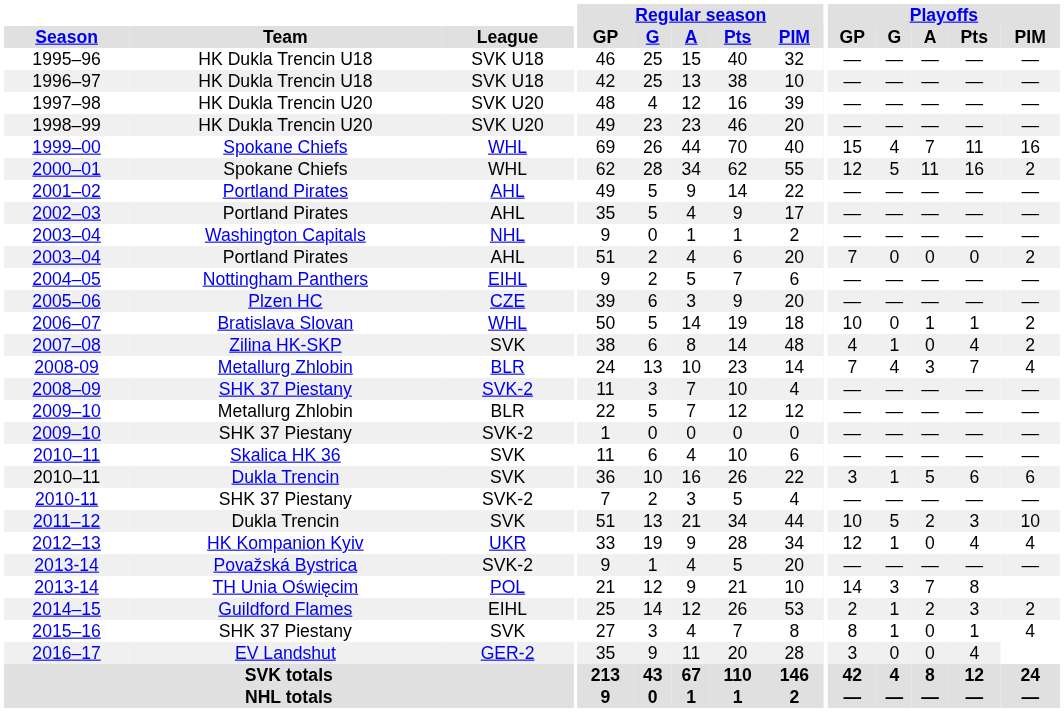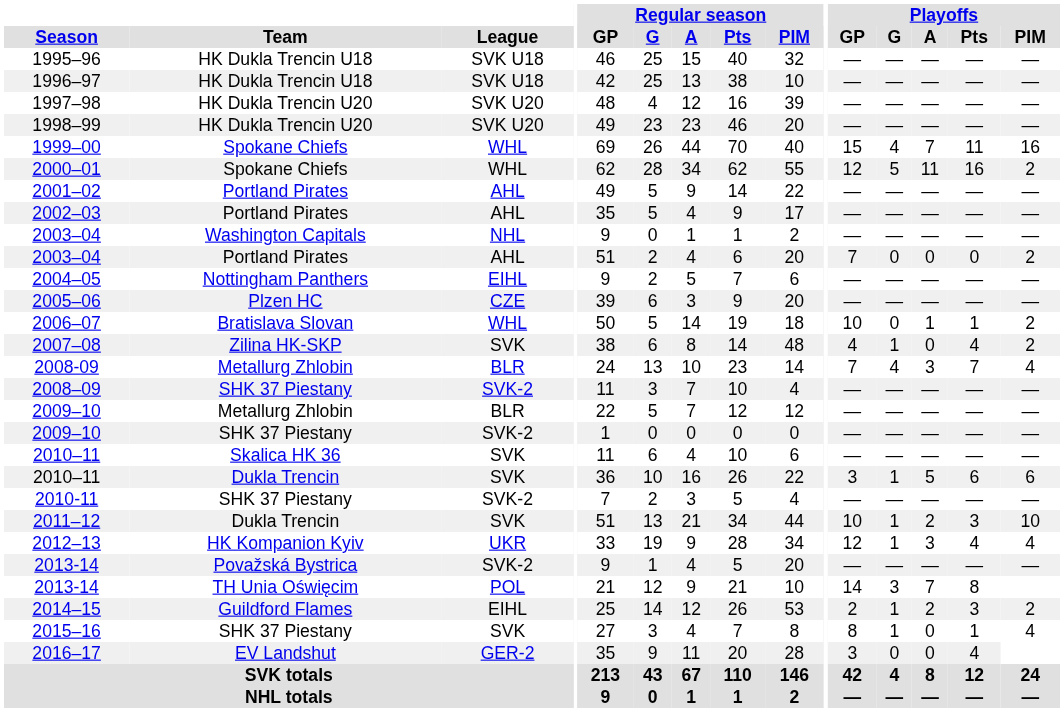(894, 520) 5 -> (894, 520) 1
(930, 542) 0 -> (930, 542) 3
